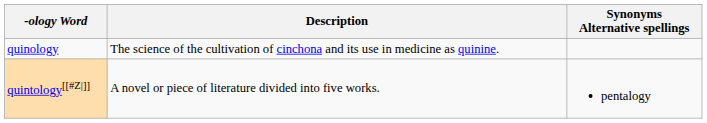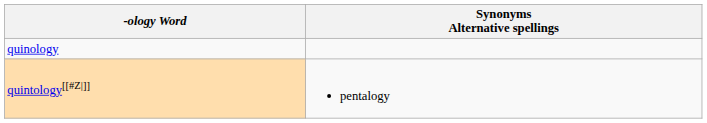- column: (337, 21)
